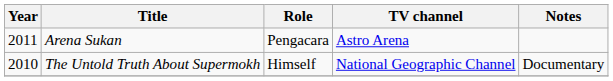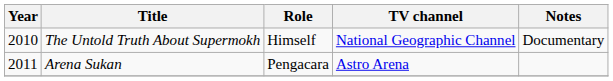rows swapped: (153, 64) <-> (83, 40)
